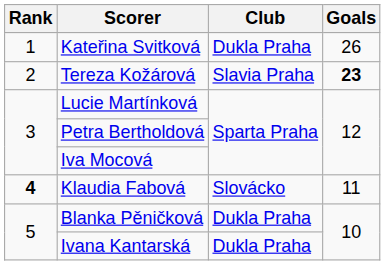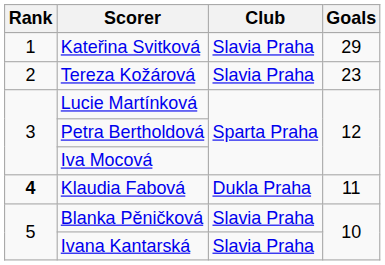(262, 47) Dukla Praha -> (263, 47) Slavia Praha
(351, 47) 26 -> (351, 47) 29
(351, 75) bold -> (351, 75) normal
(249, 189) Slovácko -> (262, 189) Dukla Praha
(262, 217) Dukla Praha -> (263, 217) Slavia Praha
(262, 246) Dukla Praha -> (263, 246) Slavia Praha
